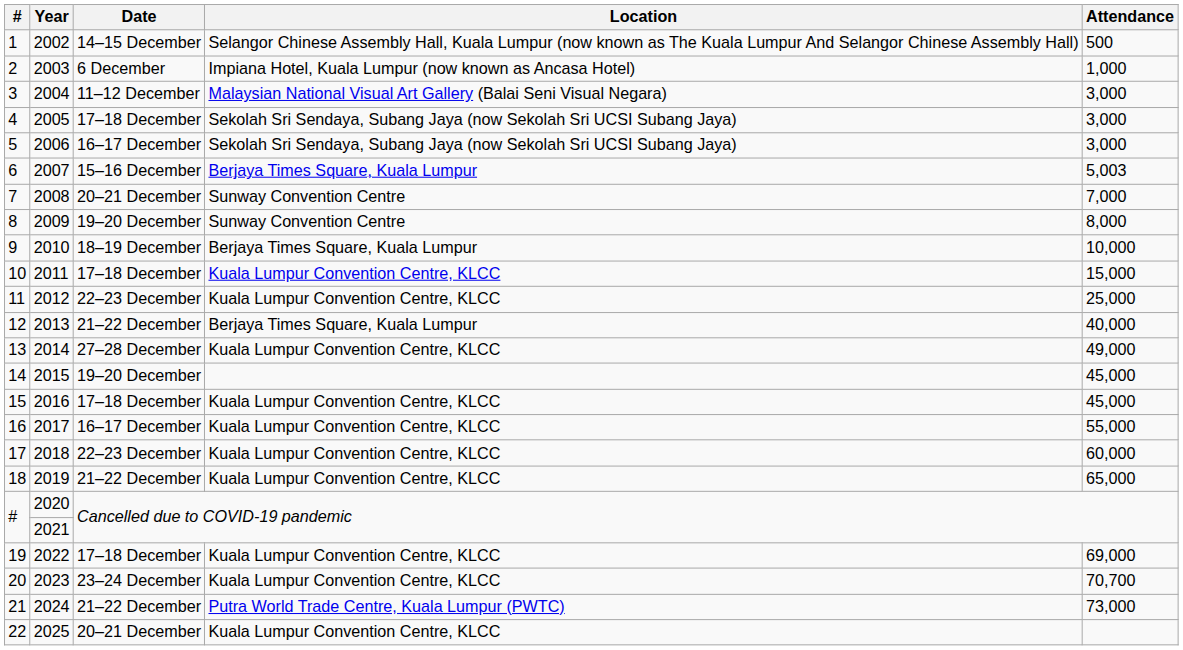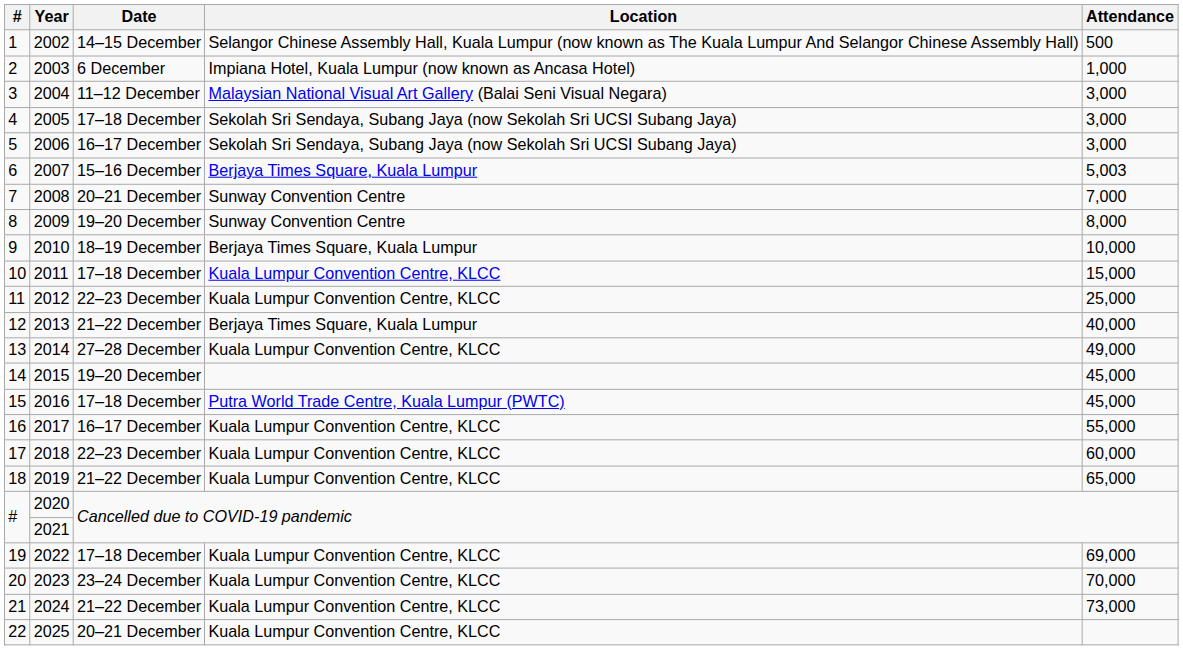(354, 401) Kuala Lumpur Convention Centre, KLCC -> (387, 401) Putra World Trade Centre, Kuala Lumpur (PWTC)
(1111, 581) 70,700 -> (1111, 581) 70,000
(387, 606) Putra World Trade Centre, Kuala Lumpur (PWTC) -> (354, 606) Kuala Lumpur Convention Centre, KLCC
